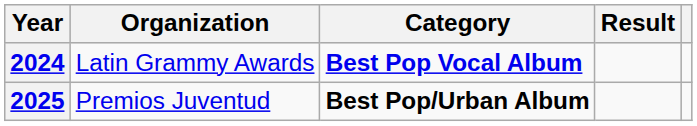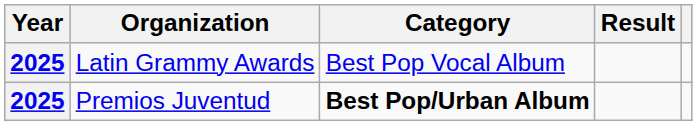(37, 62) 2024 -> (37, 62) 2025
(454, 62) bold -> (445, 62) normal
